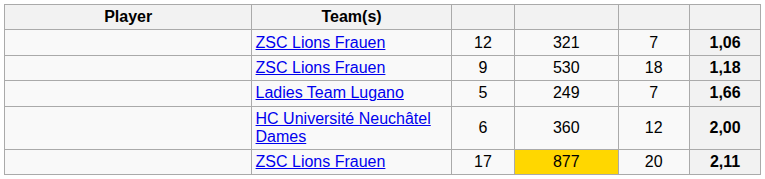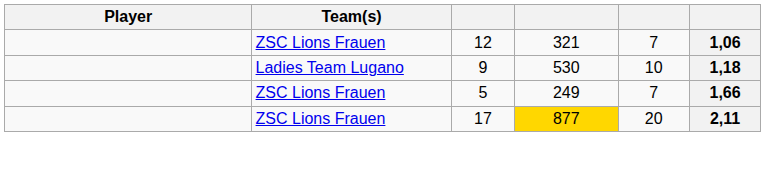(320, 67) ZSC Lions Frauen -> (330, 67) Ladies Team Lugano
(654, 67) 18 -> (654, 67) 10
(330, 93) Ladies Team Lugano -> (320, 93) ZSC Lions Frauen
- row: (483, 127)
